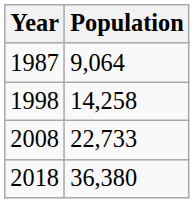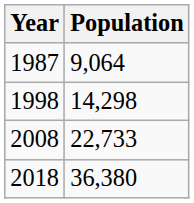(104, 100) 14,258 -> (104, 100) 14,298
